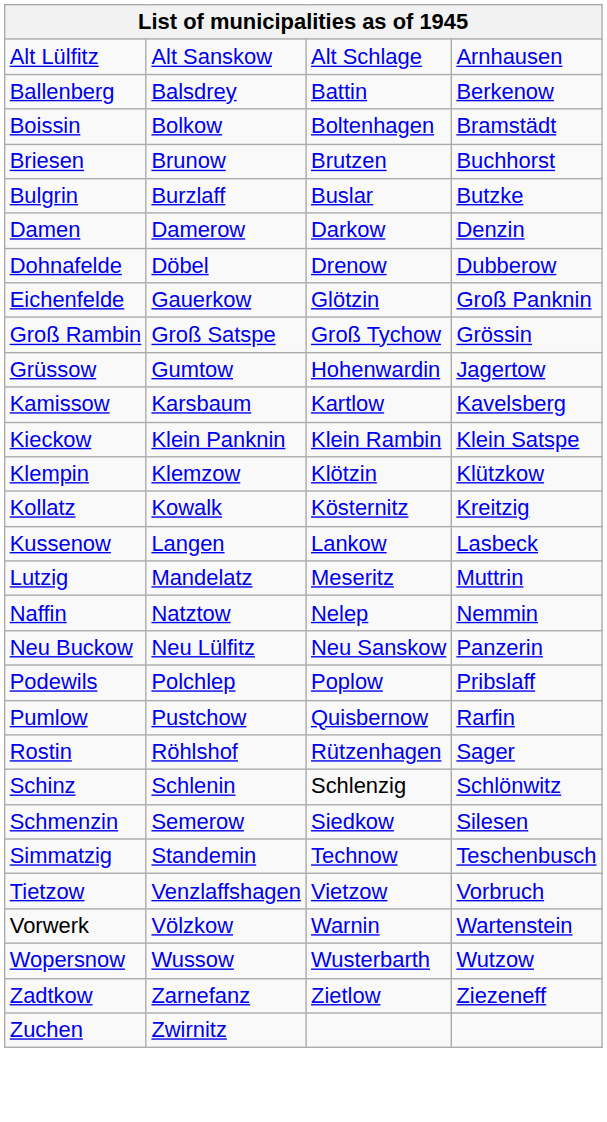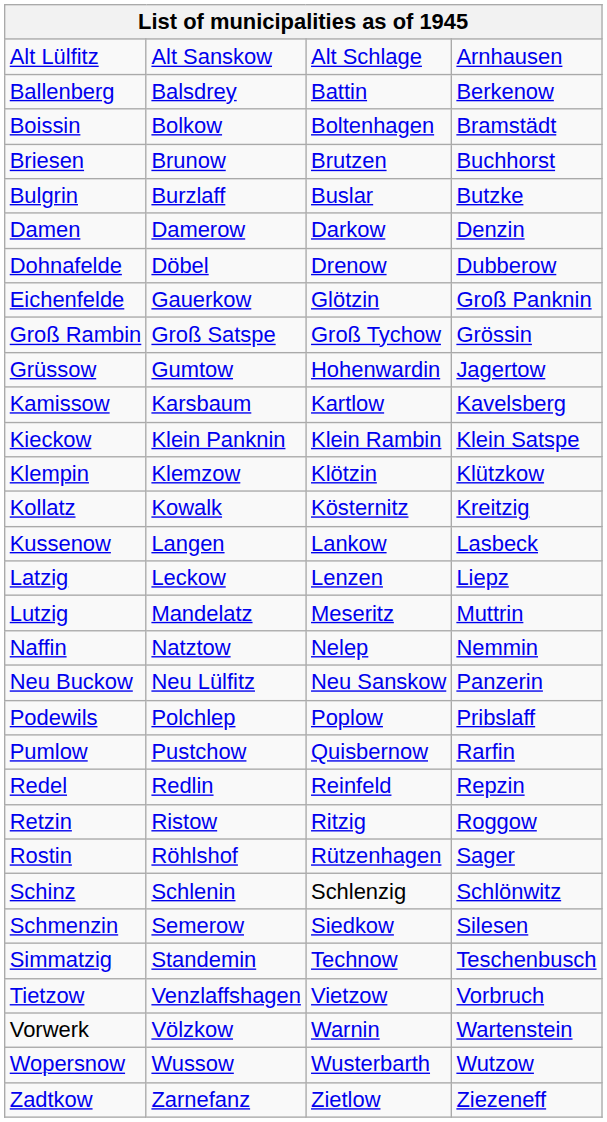+ row: (39, 578)
+ row: (38, 786)
+ row: (41, 821)
- row: (46, 1030)
